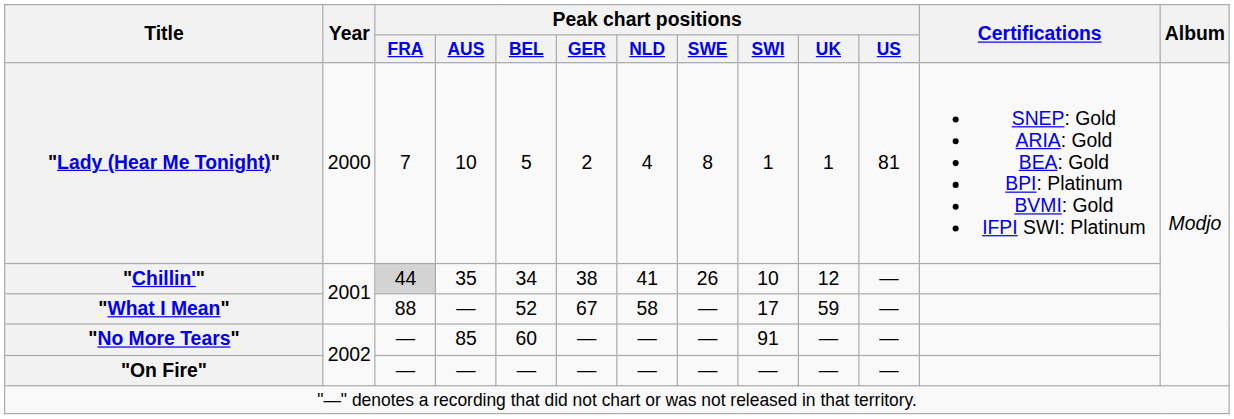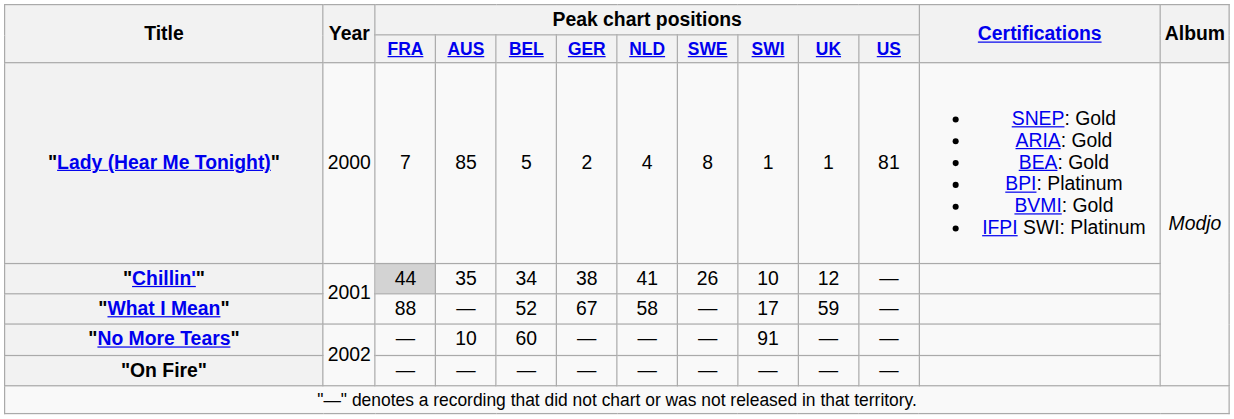(466, 162) 10 -> (466, 162) 85
(466, 339) 85 -> (466, 339) 10
